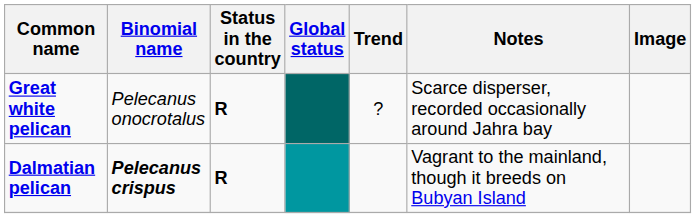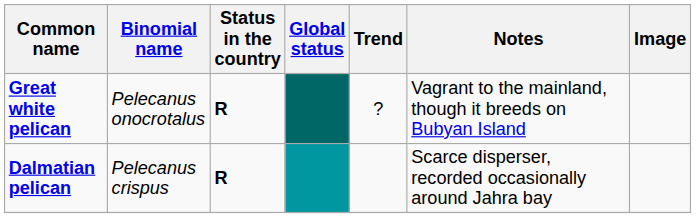(499, 108) Scarce disperser, recorded occasionally around Jahra bay -> (509, 108) Vagrant to the mainland, though it breeds on Bubyan Island
(156, 177) bold -> (154, 177) normal
(509, 177) Vagrant to the mainland, though it breeds on Bubyan Island -> (499, 177) Scarce disperser, recorded occasionally around Jahra bay
